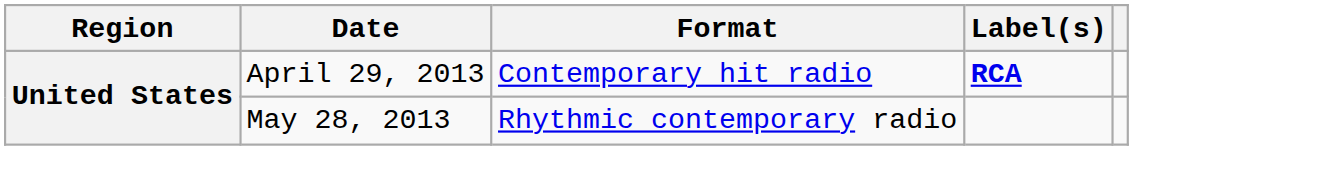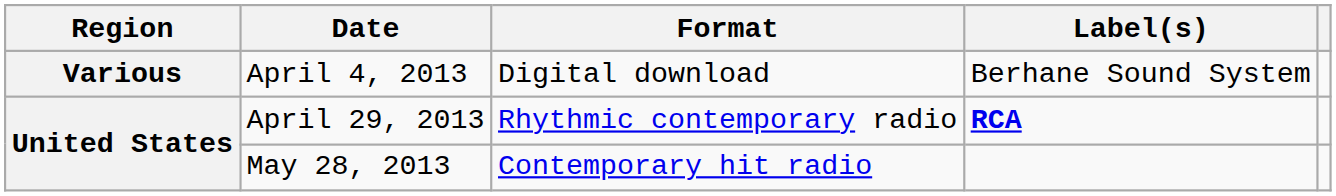+ row: (357, 74)
(685, 74) Contemporary hit radio -> (728, 121) Rhythmic contemporary radio
(728, 121) Rhythmic contemporary radio -> (685, 167) Contemporary hit radio
